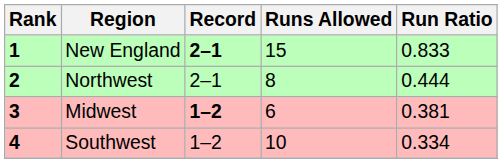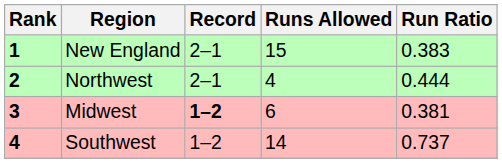(206, 50) bold -> (206, 50) normal
(425, 50) 0.833 -> (425, 50) 0.383
(270, 81) 8 -> (270, 81) 4
(276, 142) 10 -> (276, 142) 14
(425, 142) 0.334 -> (425, 142) 0.737
